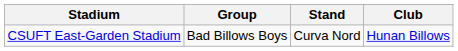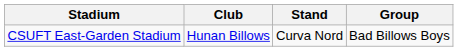columns swapped: (408, 14) <-> (237, 14)
